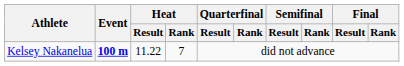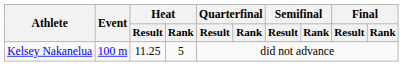(113, 51) bold -> (112, 51) normal
(148, 51) 11.22 -> (148, 51) 11.25
(181, 51) 7 -> (181, 51) 5
